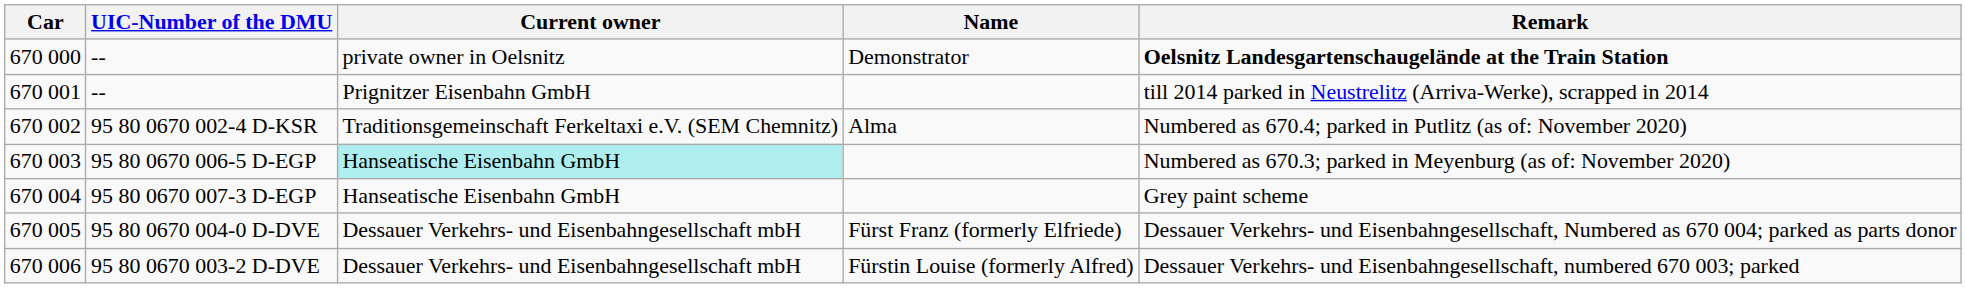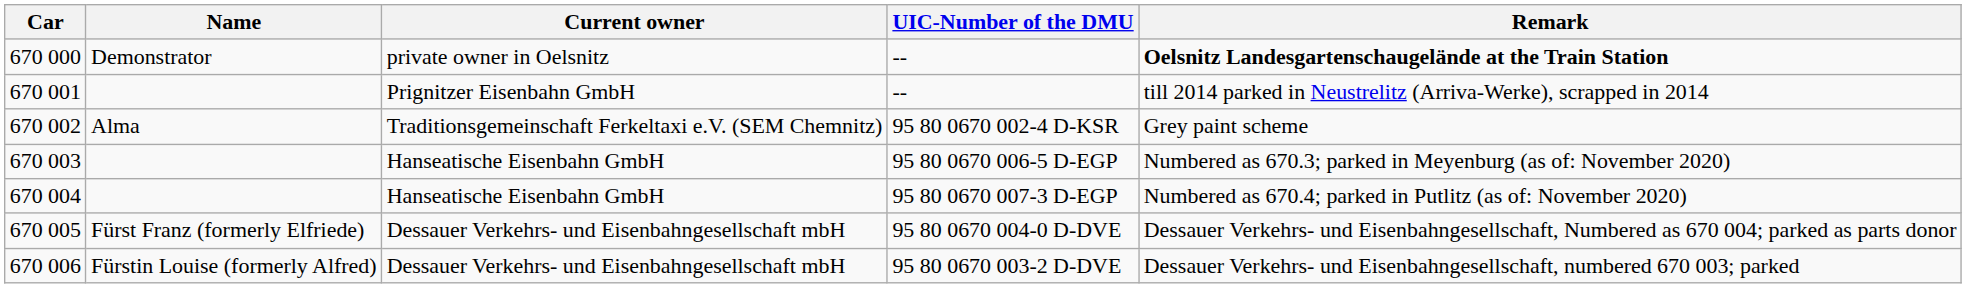columns swapped: (212, 21) <-> (991, 21)
(1415, 126) Numbered as 670.4; parked in Putlitz (as of: November 2020) -> (1226, 126) Grey paint scheme
(481, 160) paleturquoise background -> (525, 160) no background
(1226, 195) Grey paint scheme -> (1415, 195) Numbered as 670.4; parked in Putlitz (as of: November 2020)
